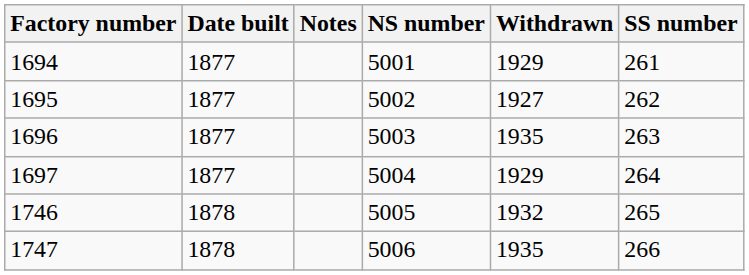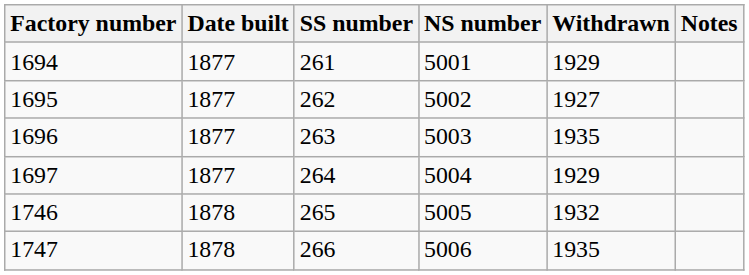columns swapped: (681, 23) <-> (328, 23)
